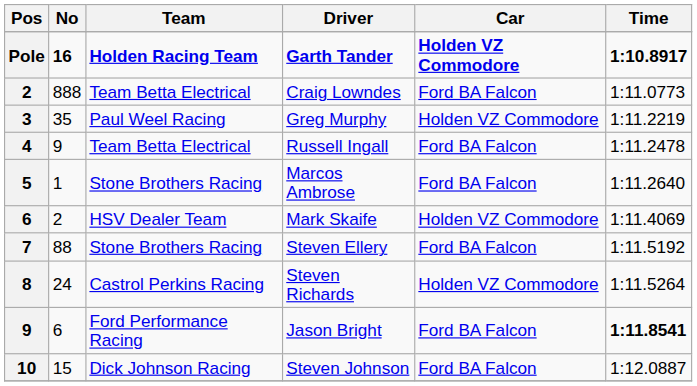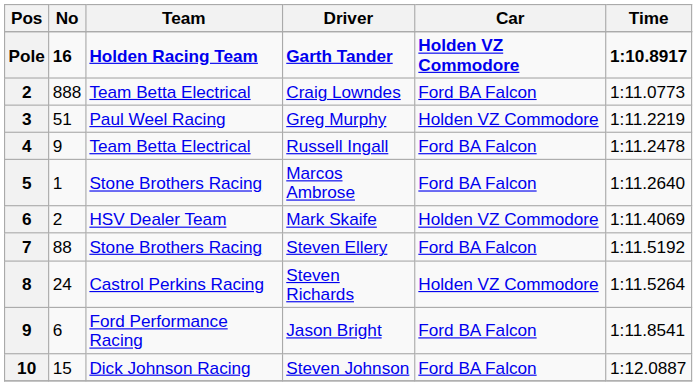(62, 119) 35 -> (62, 119) 51
(648, 330) bold -> (648, 330) normal
